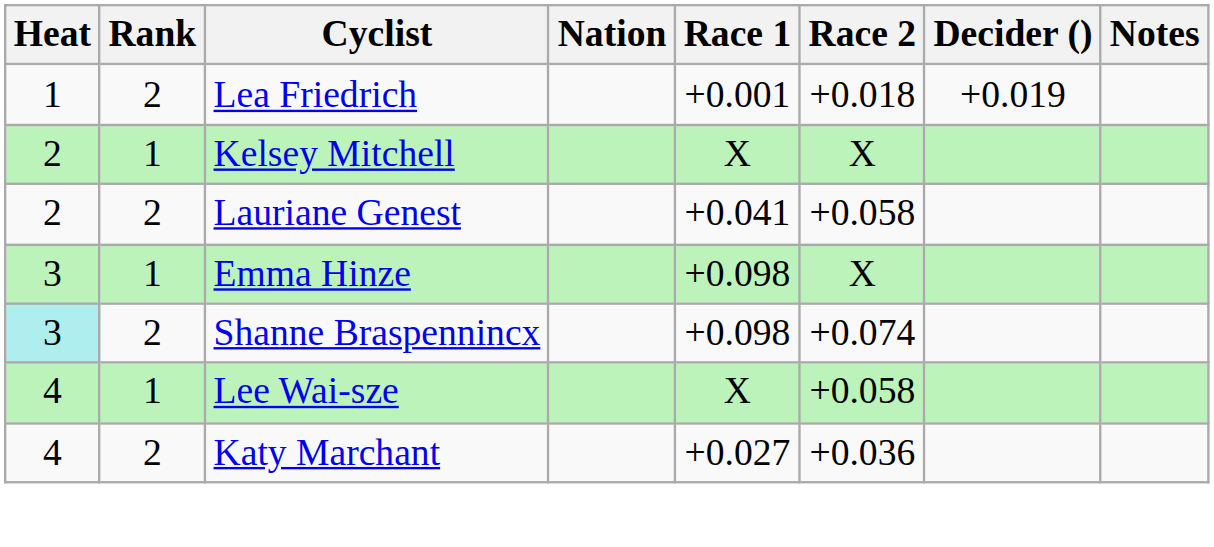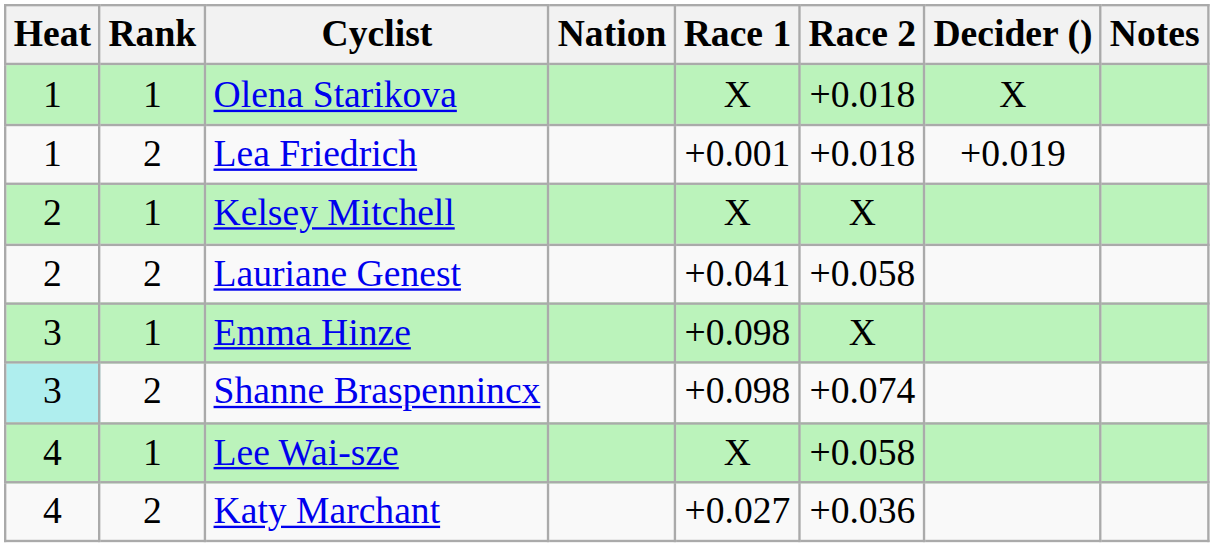+ row: (335, 93)
